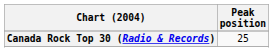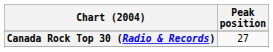(243, 39) 25 -> (243, 39) 27
